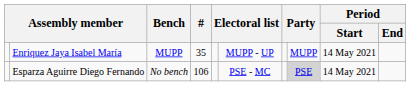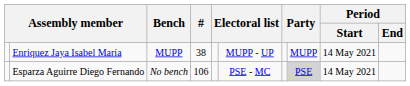(201, 52) 35 -> (201, 52) 38
